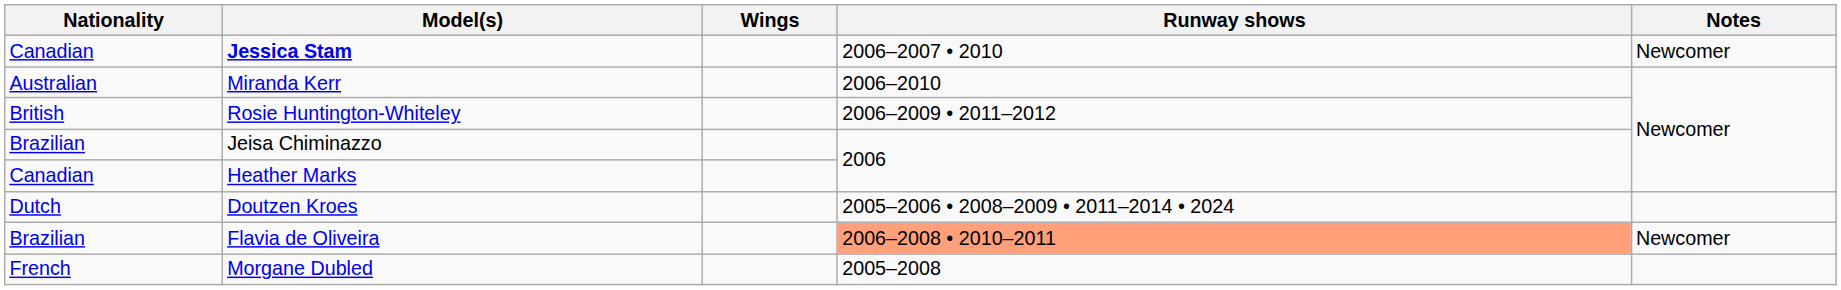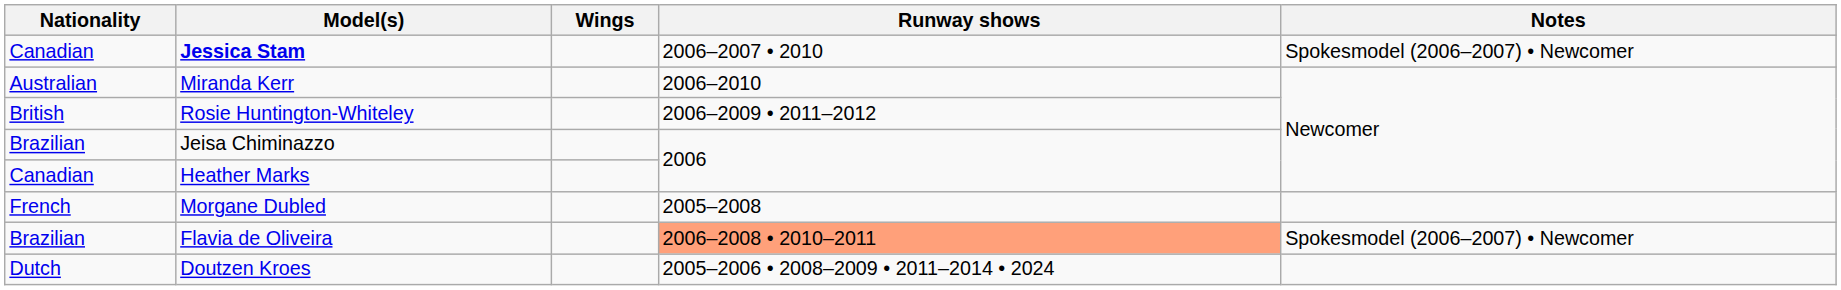(1683, 51) Newcomer -> (1460, 51) Spokesmodel (2006–2007) • Newcomer
rows swapped: (300, 269) <-> (292, 206)
(1683, 237) Newcomer -> (1460, 237) Spokesmodel (2006–2007) • Newcomer
